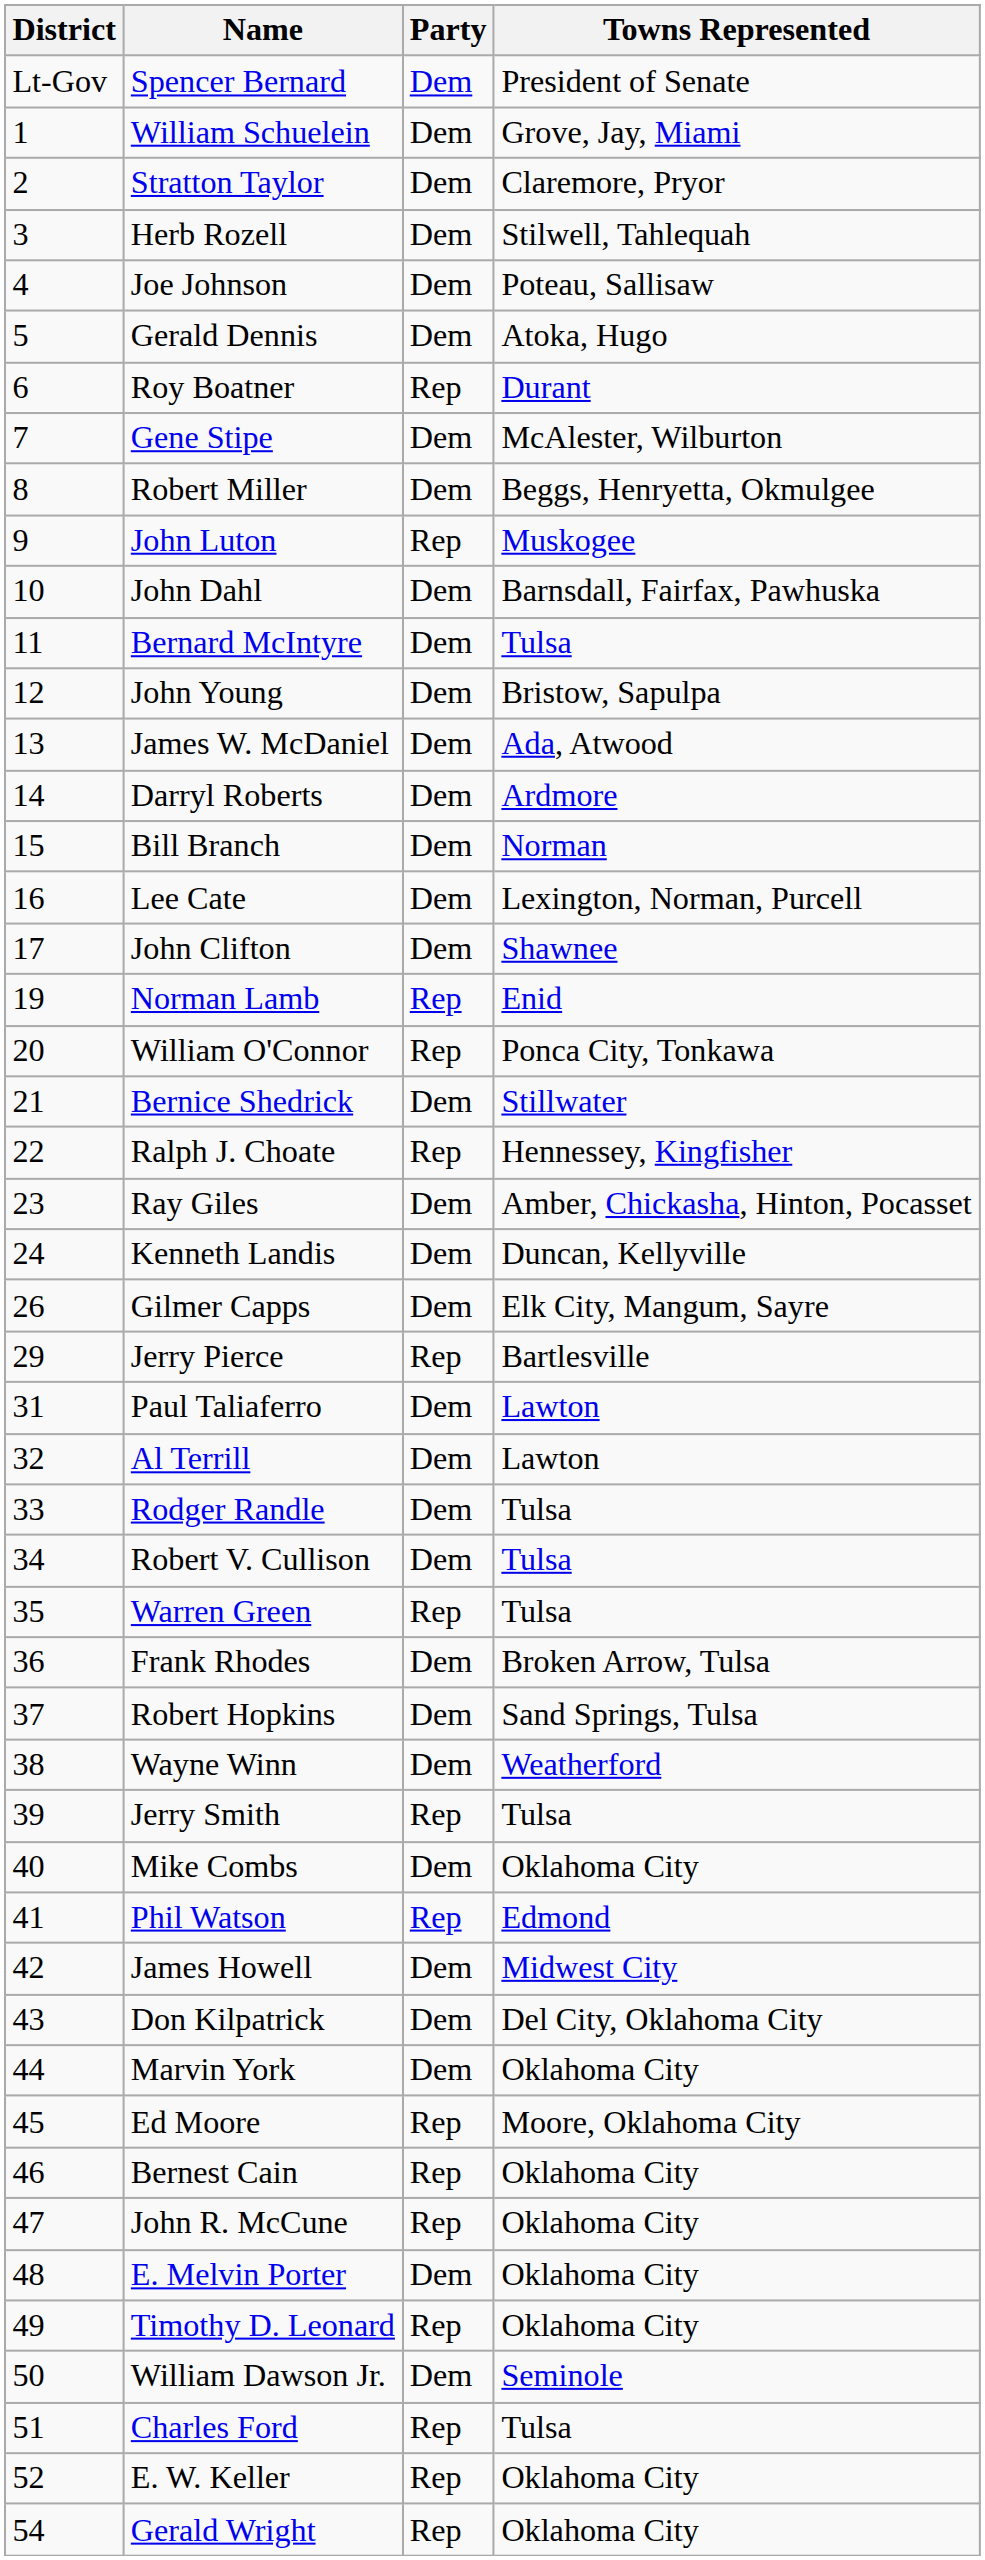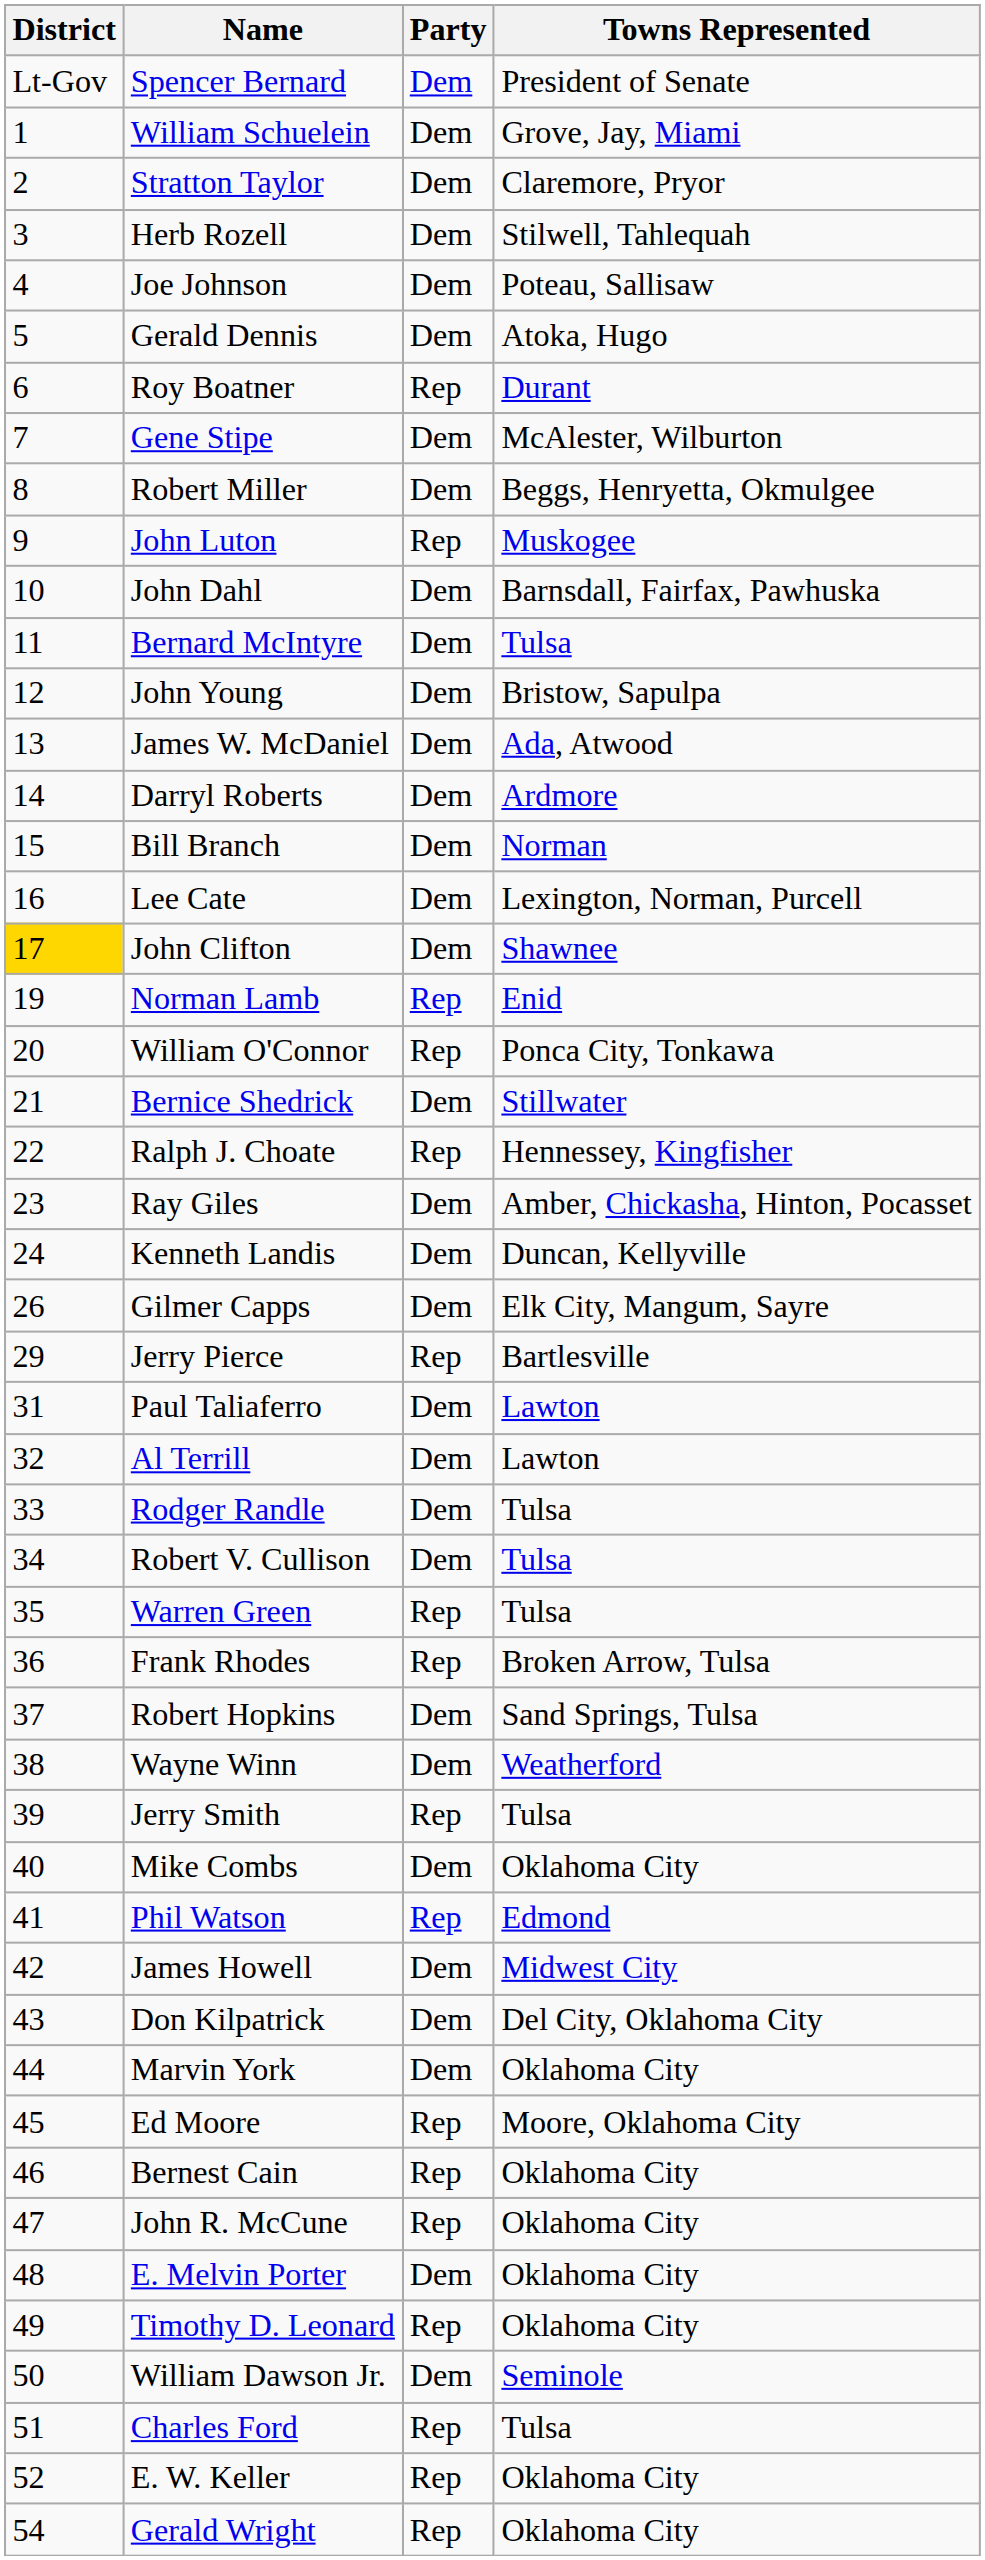(28, 948) no background -> (28, 948) gold background
(441, 1662) Dem -> (436, 1662) Rep
